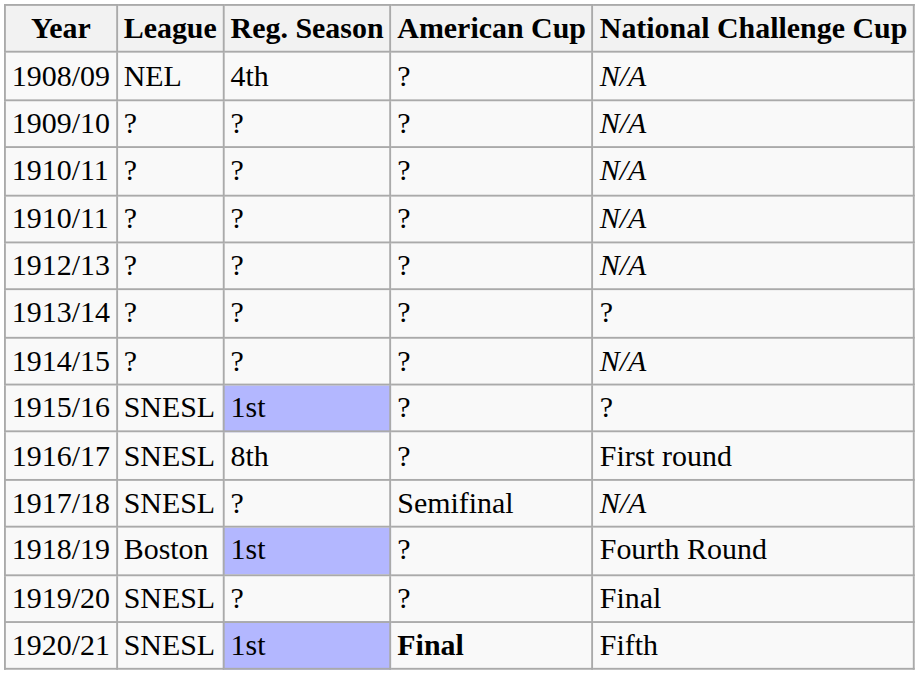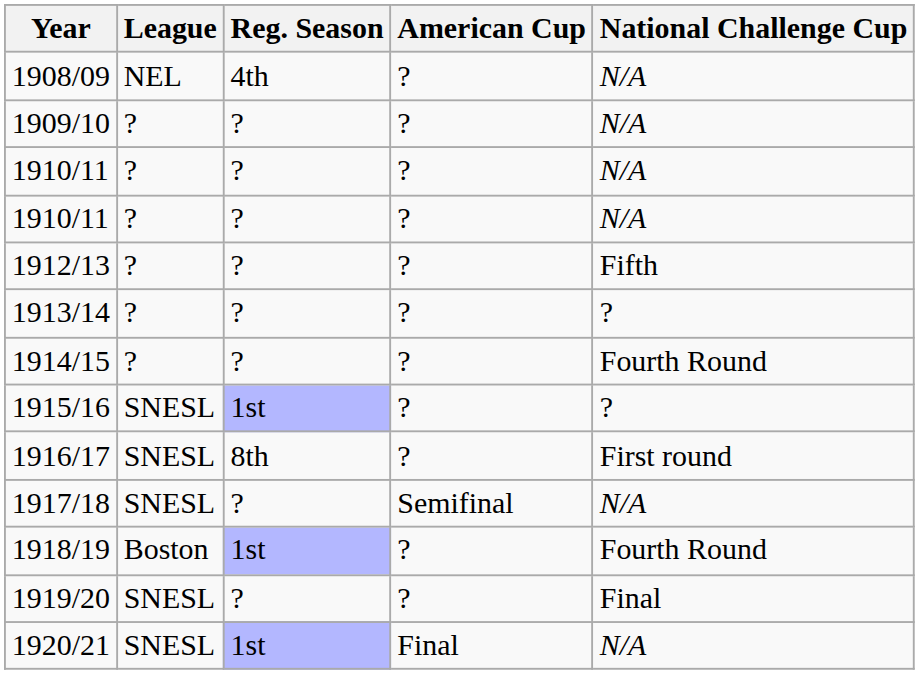(623, 265) N/A -> (629, 265) Fifth
(623, 360) N/A -> (683, 360) Fourth Round
(431, 645) bold -> (428, 645) normal
(629, 645) Fifth -> (623, 645) N/A
